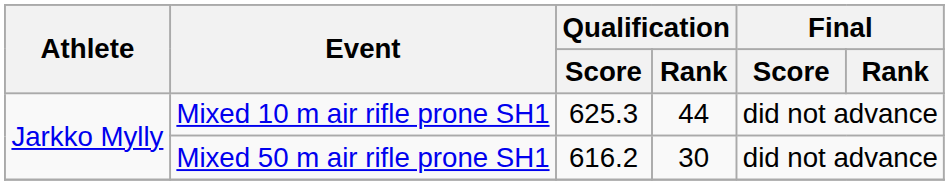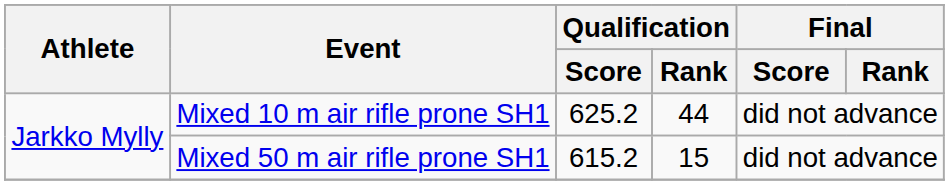(604, 115) 625.3 -> (604, 115) 625.2
(604, 158) 616.2 -> (604, 158) 615.2
(694, 158) 30 -> (694, 158) 15
